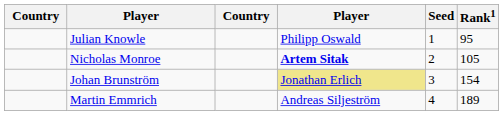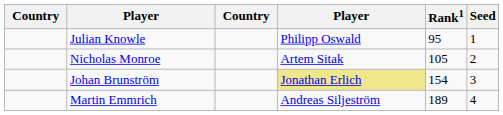columns swapped: (478, 16) <-> (441, 16)
(314, 59) bold -> (312, 59) normal
